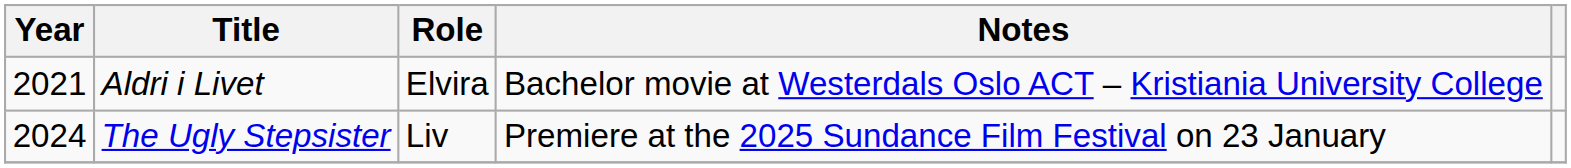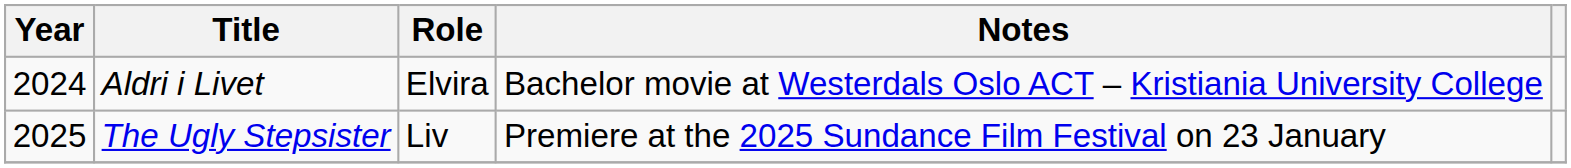(50, 83) 2021 -> (50, 83) 2024
(50, 135) 2024 -> (50, 135) 2025
